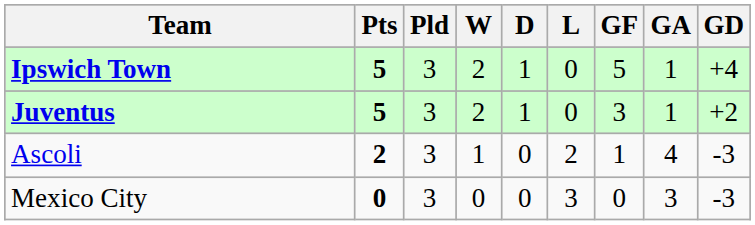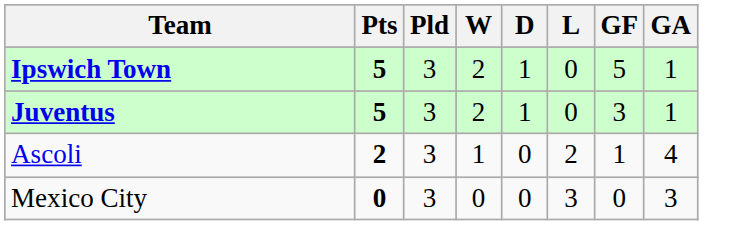- column: (724, 25)
